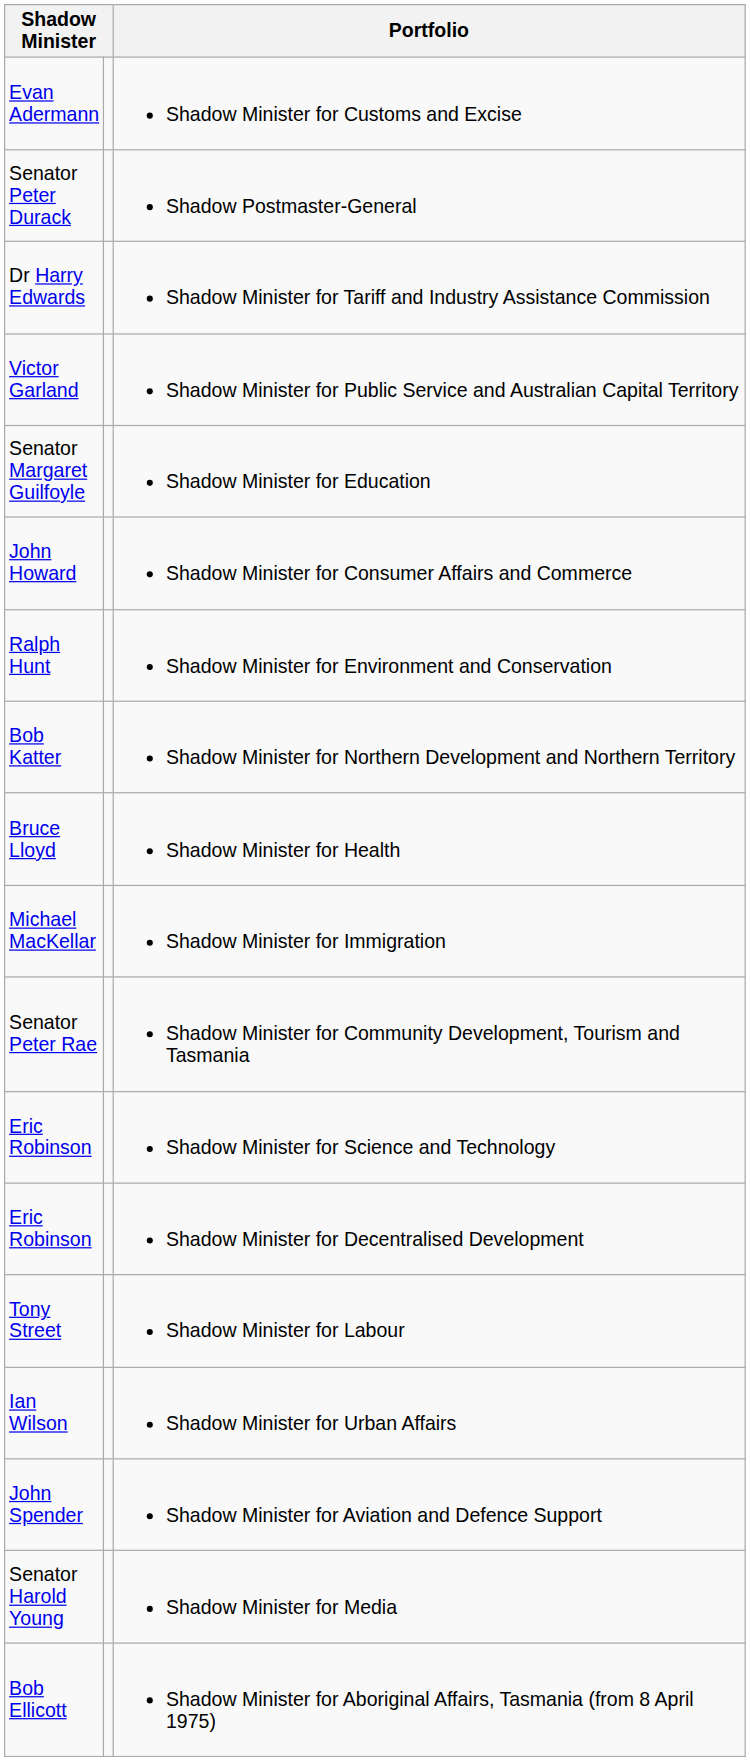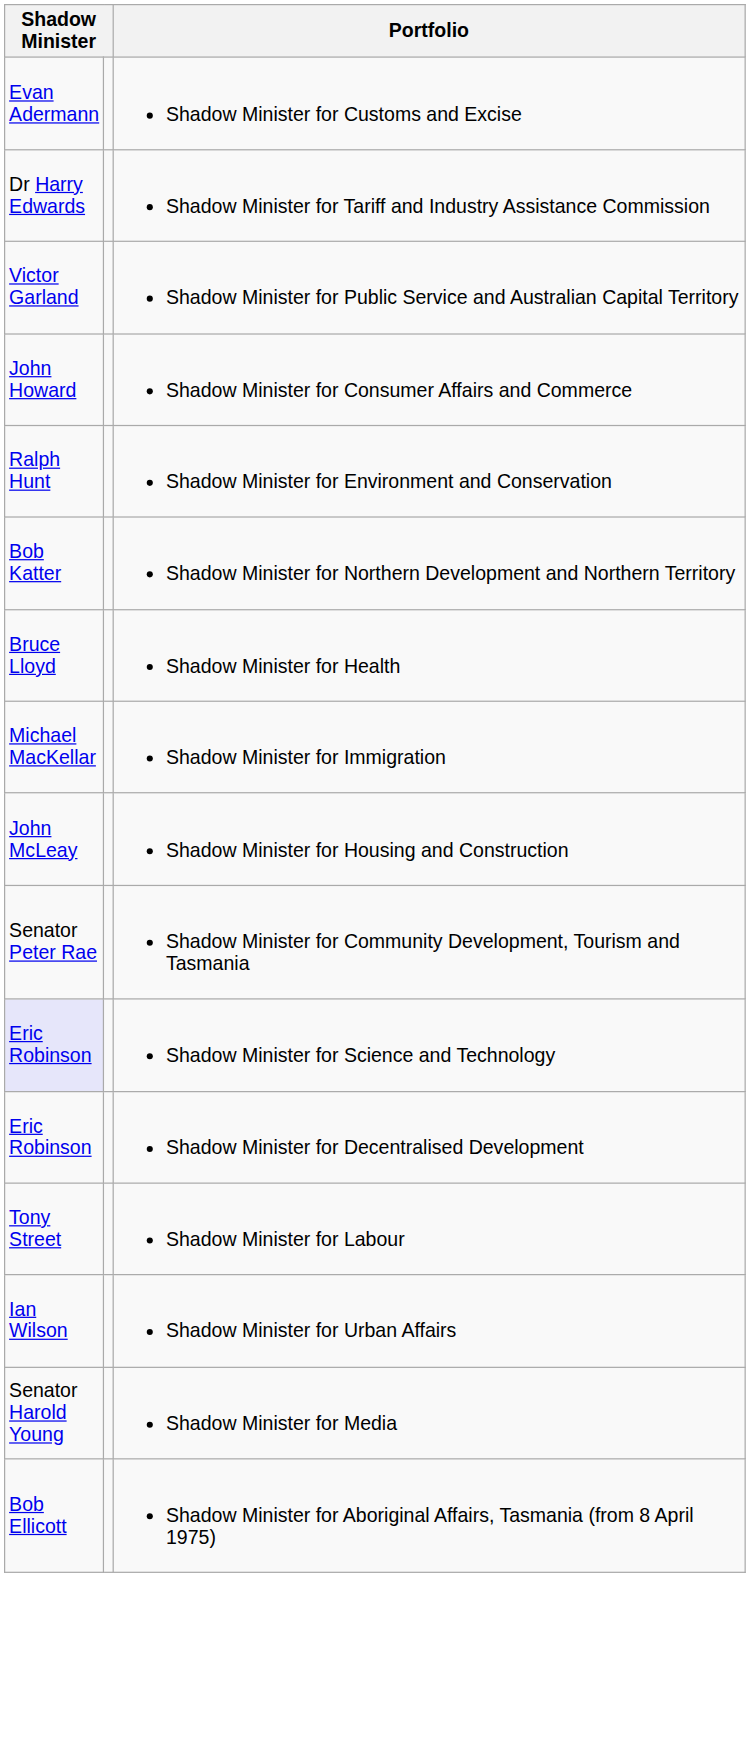- row: (429, 206)
- row: (429, 482)
+ row: (429, 850)
(50, 1136) no background -> (50, 1044) lavender background
- row: (429, 1516)
